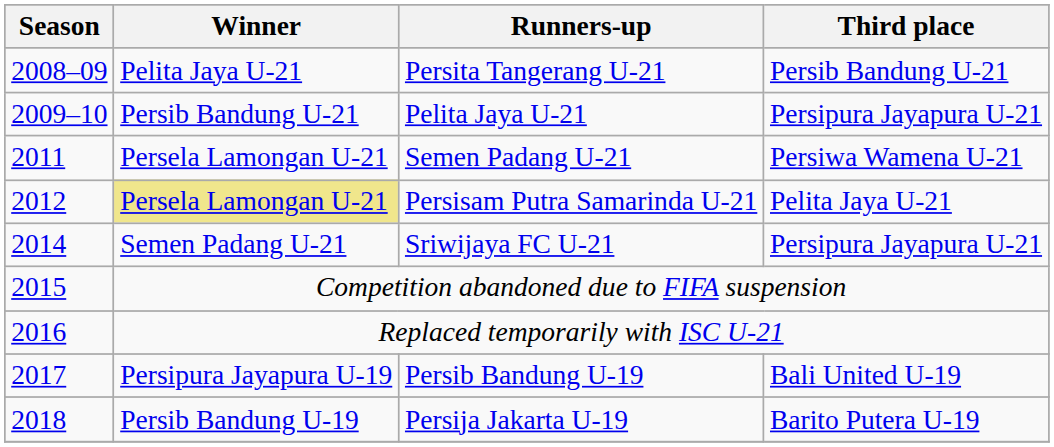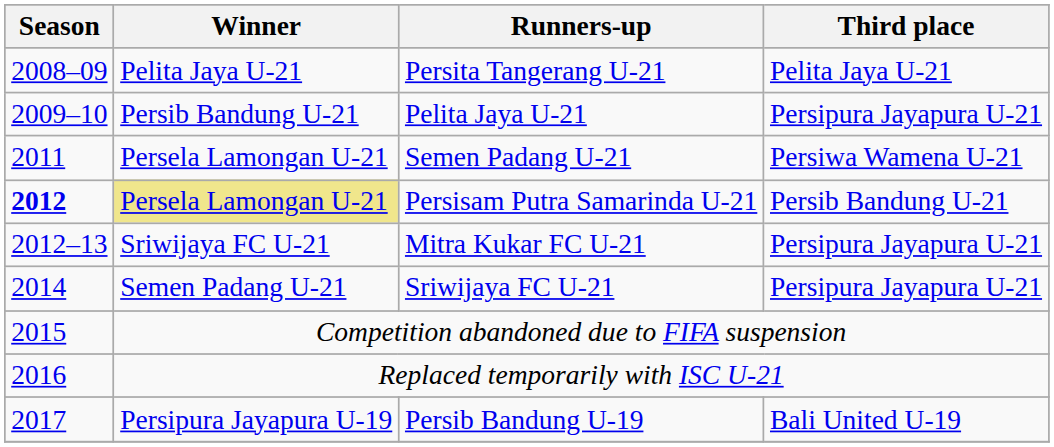(889, 69) Persib Bandung U-21 -> (861, 69) Pelita Jaya U-21
(39, 200) normal -> (39, 200) bold
(861, 200) Pelita Jaya U-21 -> (889, 200) Persib Bandung U-21
+ row: (525, 244)
- row: (517, 419)
